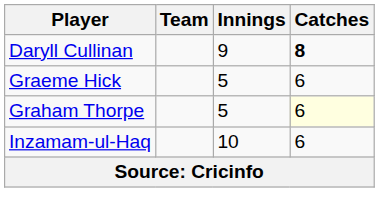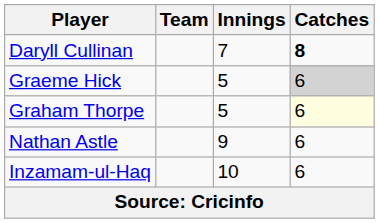(223, 50) 9 -> (223, 50) 7
(300, 80) no background -> (300, 80) lightgrey background
+ row: (63, 141)
